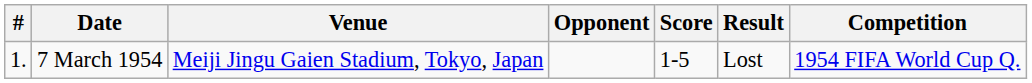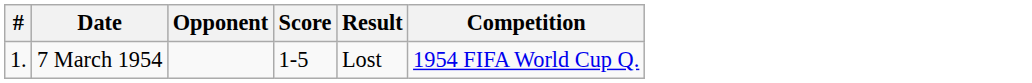- column: (358, 23)
